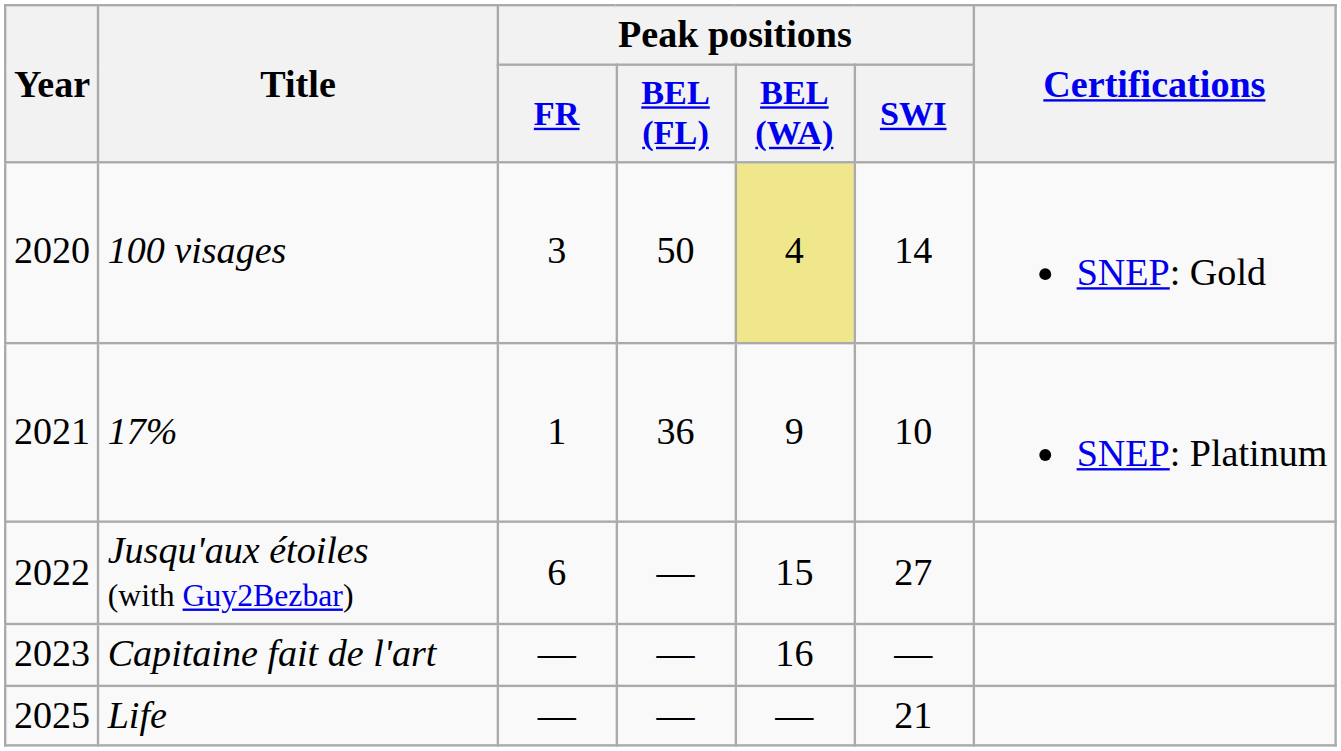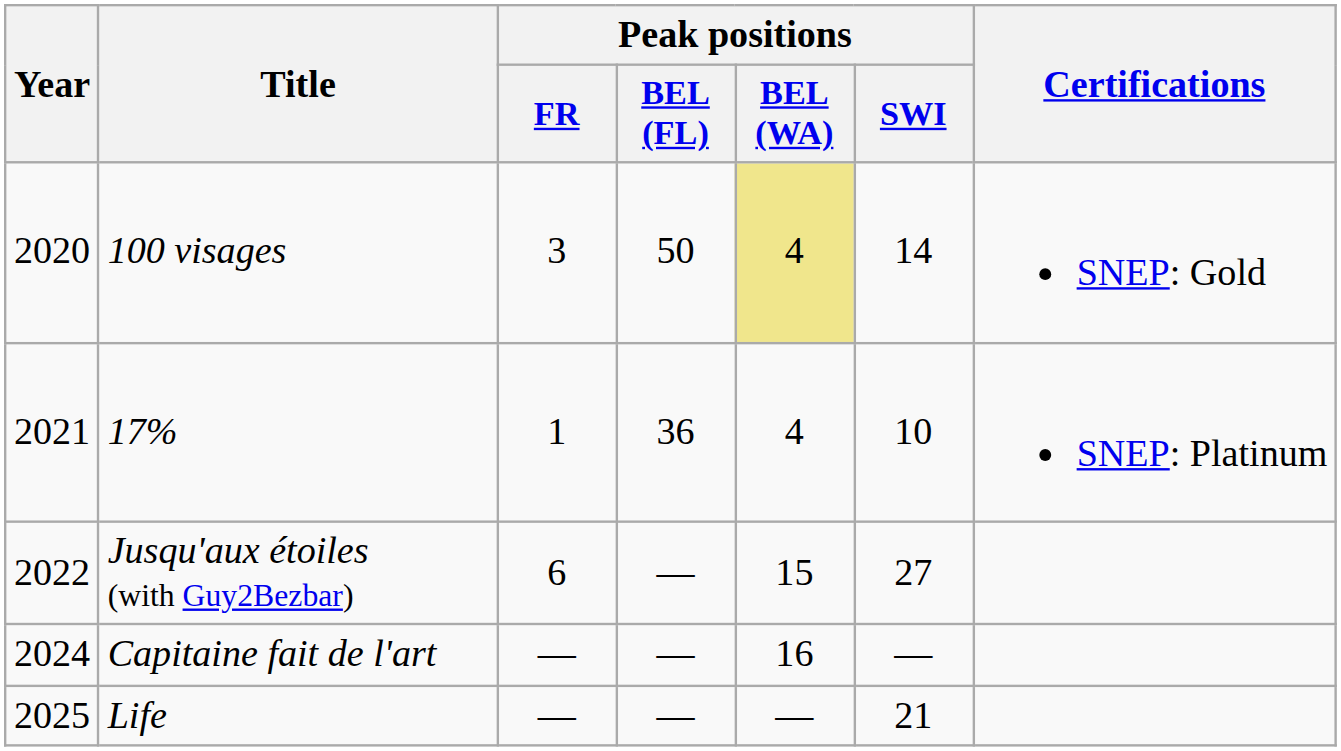(794, 430) 9 -> (794, 430) 4
(52, 654) 2023 -> (52, 654) 2024
